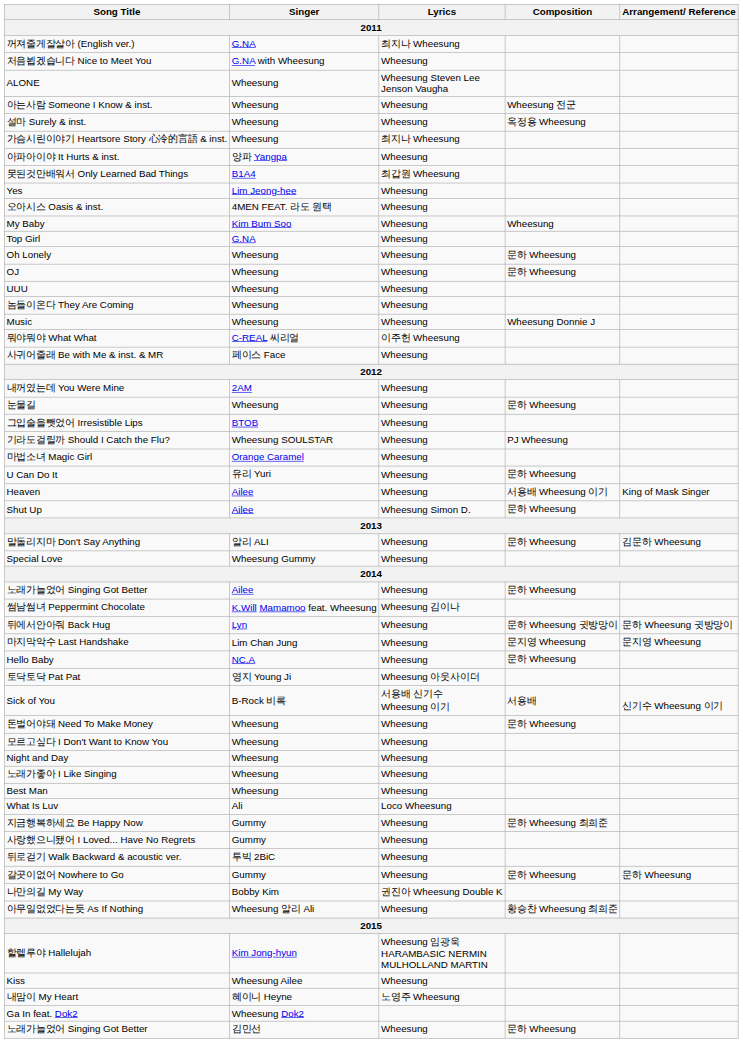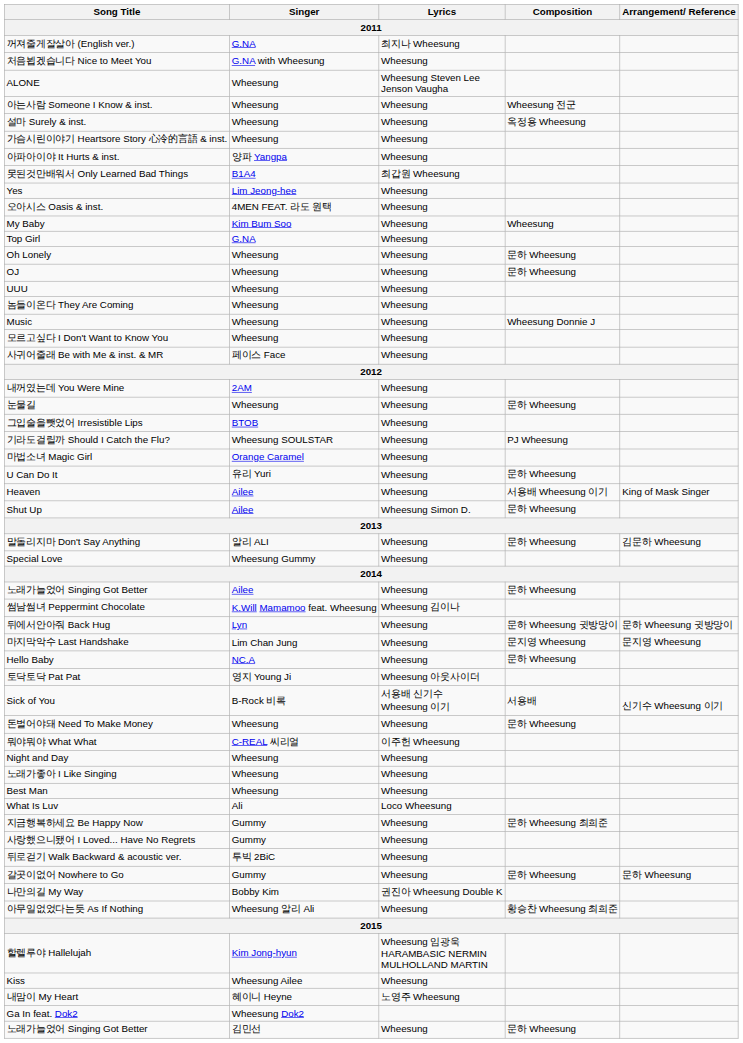(420, 139) 최지나 Wheesung -> (404, 139) Wheesung
rows swapped: (52, 338) <-> (87, 741)
